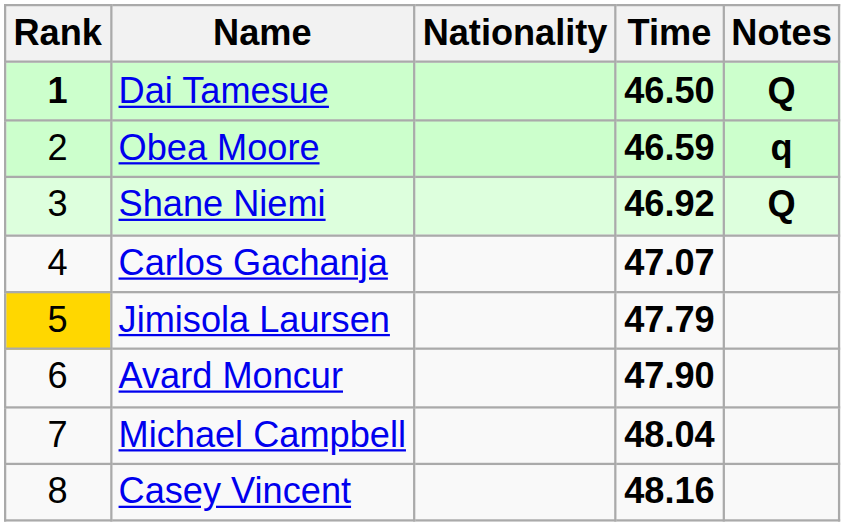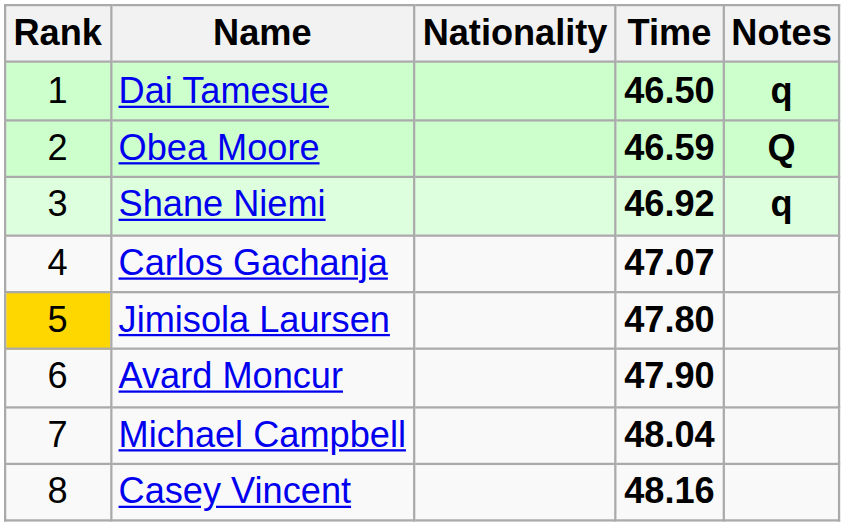(58, 90) bold -> (58, 90) normal
(782, 90) Q -> (782, 90) q
(782, 147) q -> (782, 147) Q
(782, 205) Q -> (782, 205) q
(669, 319) 47.79 -> (669, 319) 47.80
